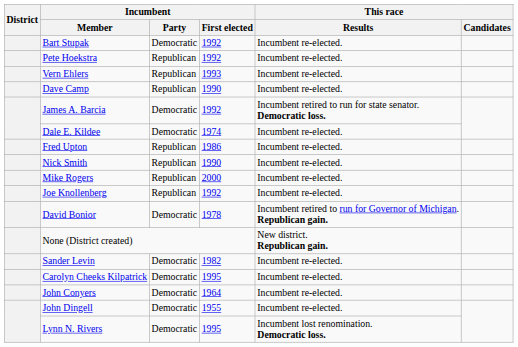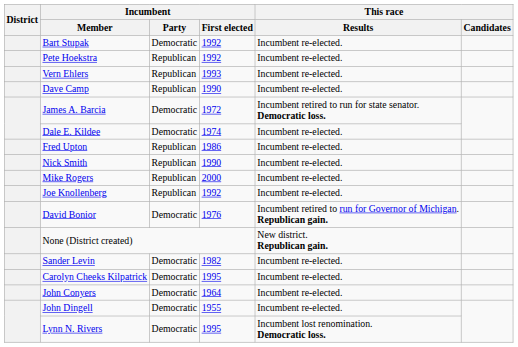(211, 110) 1992 -> (211, 110) 1972
(211, 214) 1978 -> (211, 214) 1976
